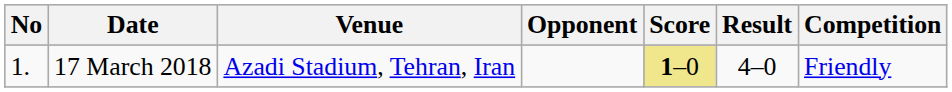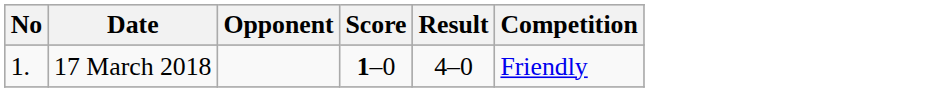- column: (369, 24)
(680, 65) khaki background -> (376, 65) no background
